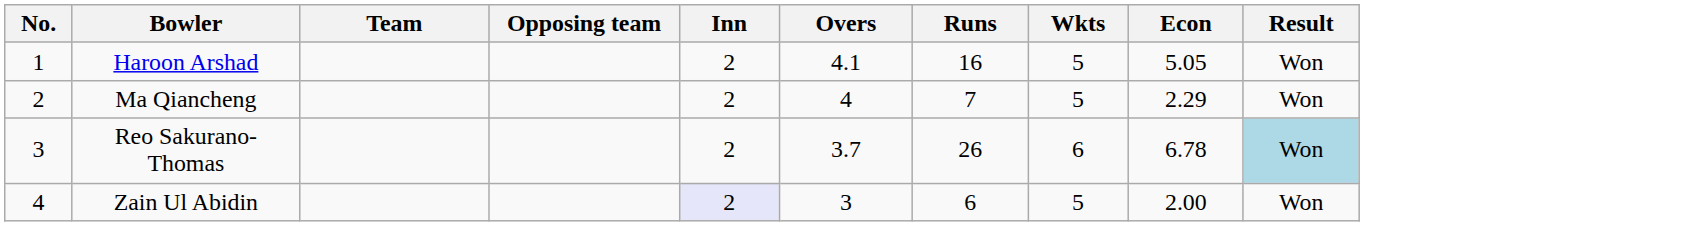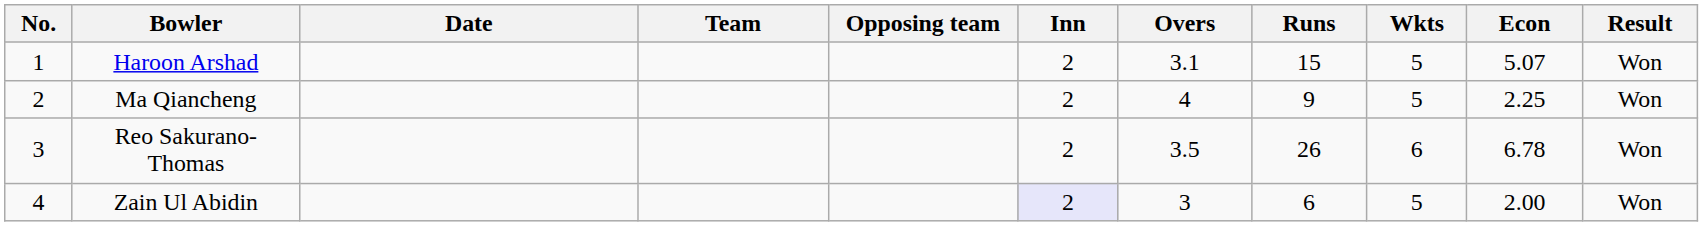+ column: (469, 23)
(846, 61) 4.1 -> (1185, 61) 3.1
(970, 61) 16 -> (1309, 61) 15
(1186, 61) 5.05 -> (1525, 61) 5.07
(970, 99) 7 -> (1309, 99) 9
(1186, 99) 2.29 -> (1525, 99) 2.25
(846, 150) 3.7 -> (1185, 150) 3.5
(1301, 150) lightblue background -> (1640, 150) no background
